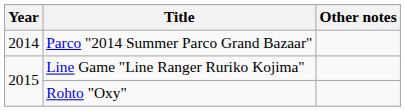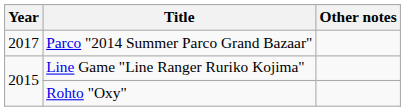(24, 43) 2014 -> (24, 43) 2017
